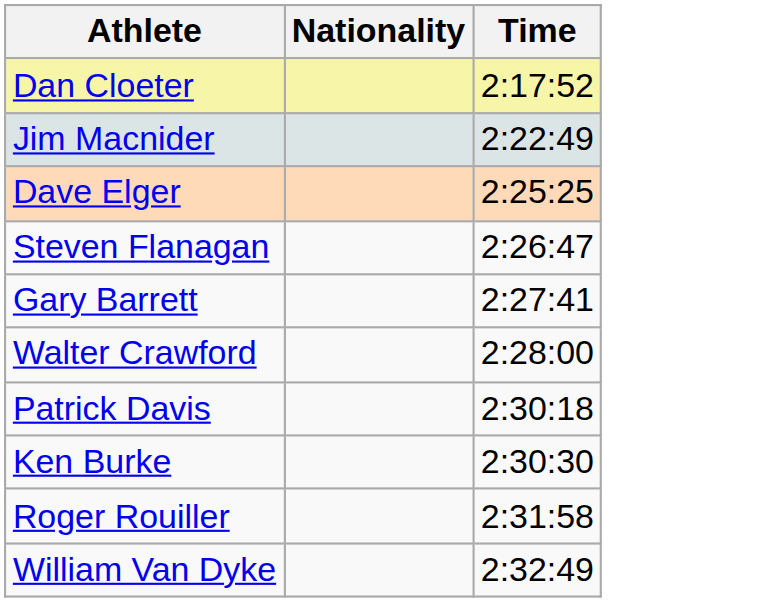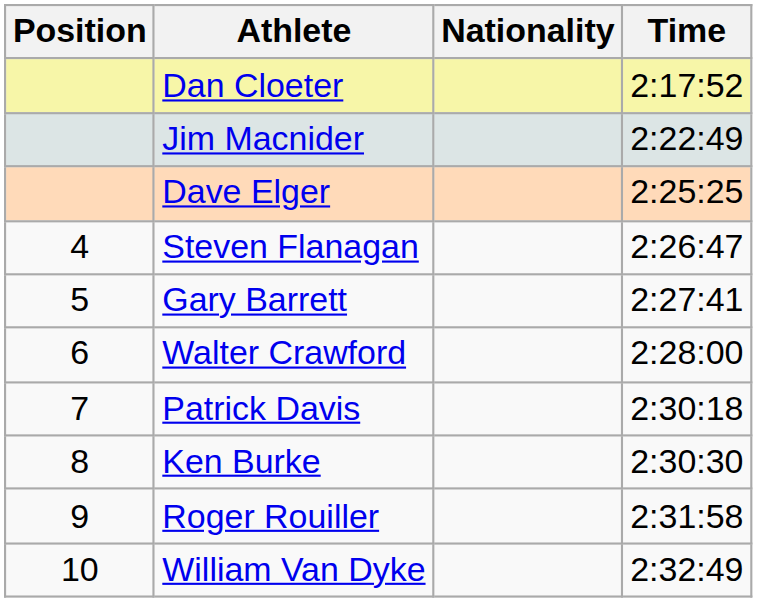+ column: (80, 31)
